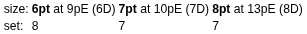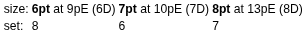(122, 25) 7 -> (122, 25) 6
